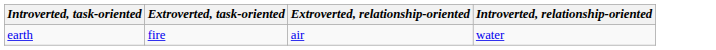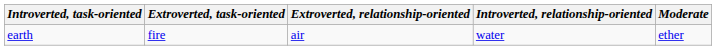+ column: (683, 14)
